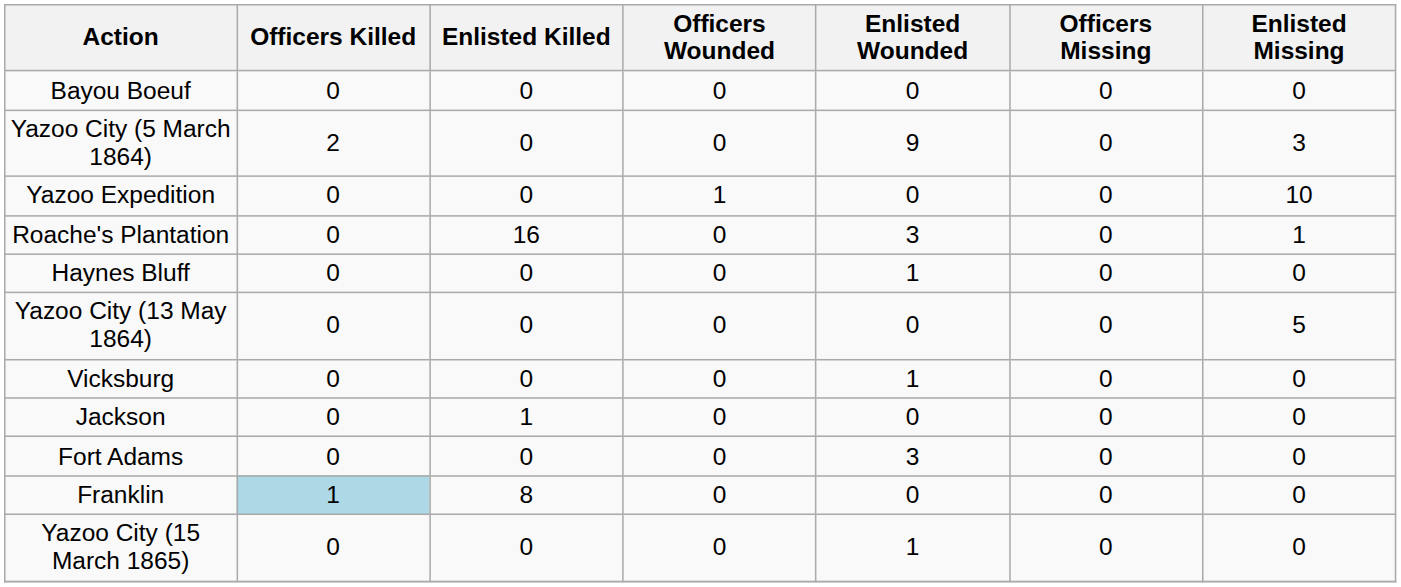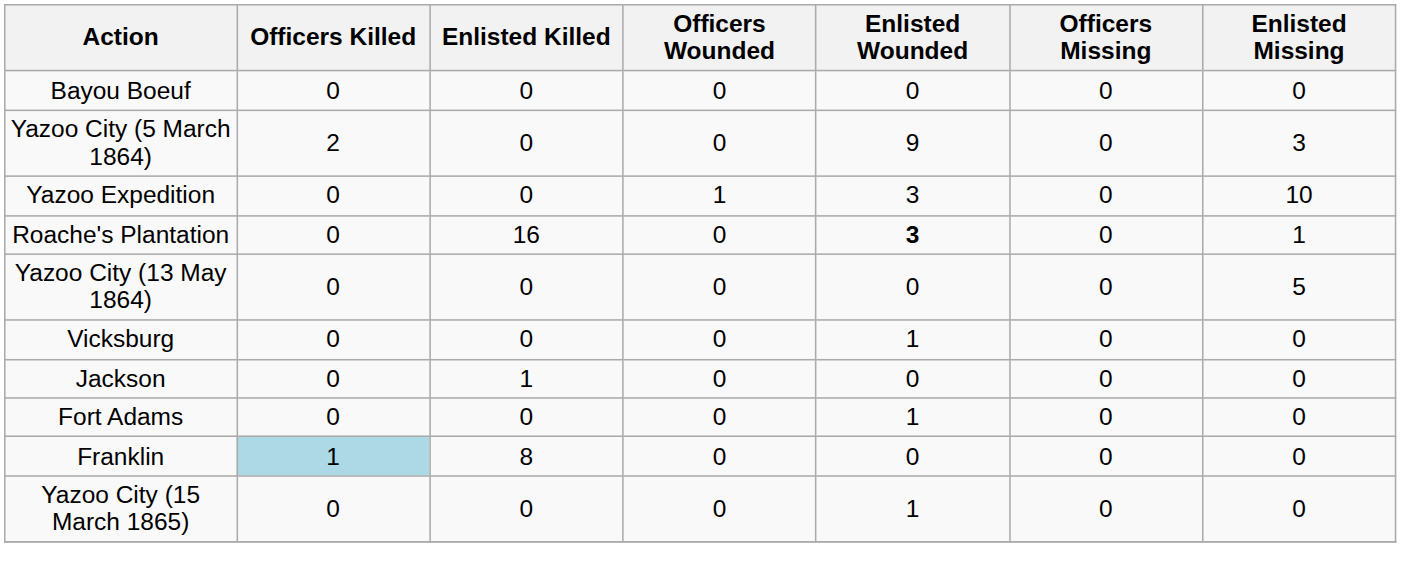(913, 195) 0 -> (913, 195) 3
(913, 234) normal -> (913, 234) bold
- row: (121, 273)
(913, 455) 3 -> (913, 417) 1
